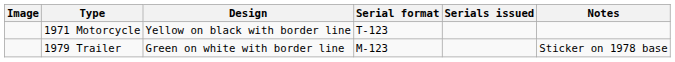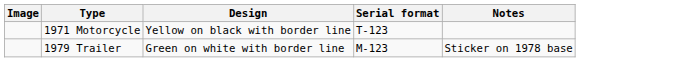- column: (489, 13)
